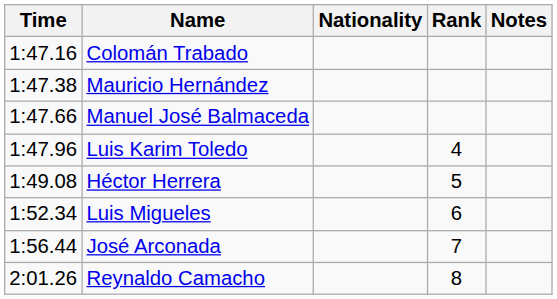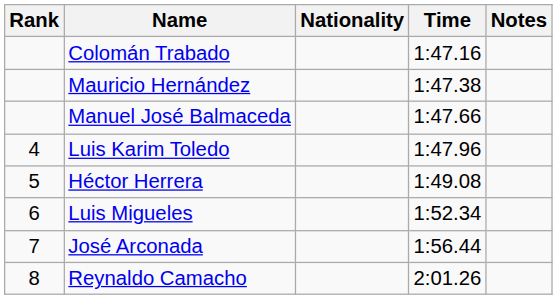columns swapped: (456, 20) <-> (43, 20)
